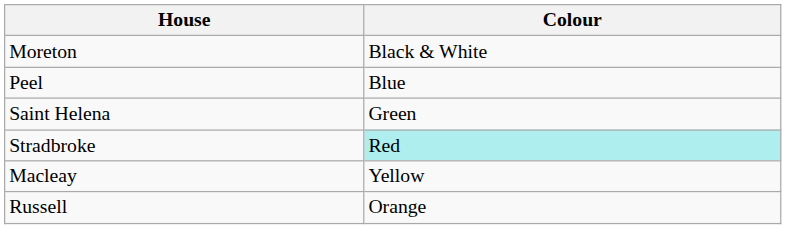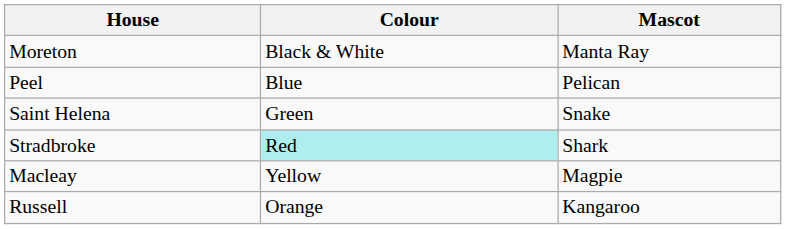+ column: (669, 20)
